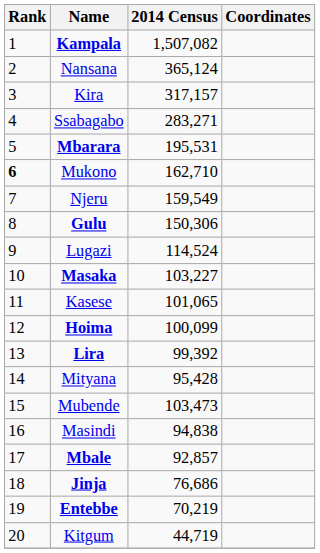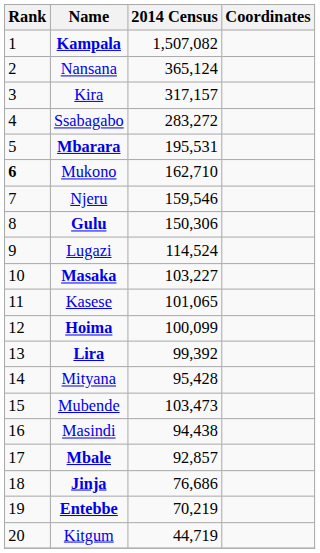(191, 120) 283,271 -> (191, 120) 283,272
(191, 198) 159,549 -> (191, 198) 159,546
(195, 431) 94,838 -> (195, 431) 94,438
